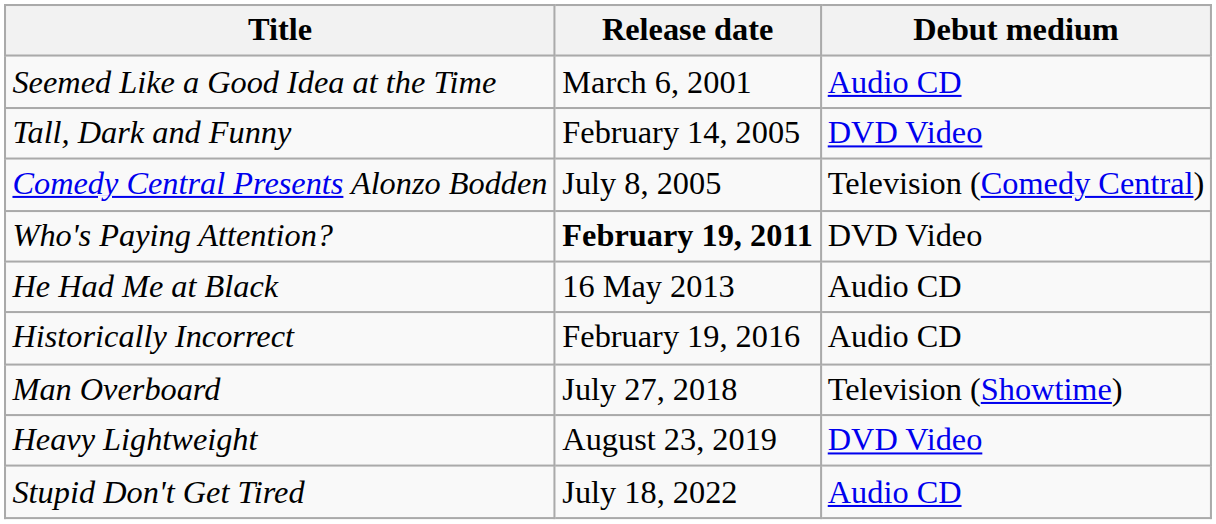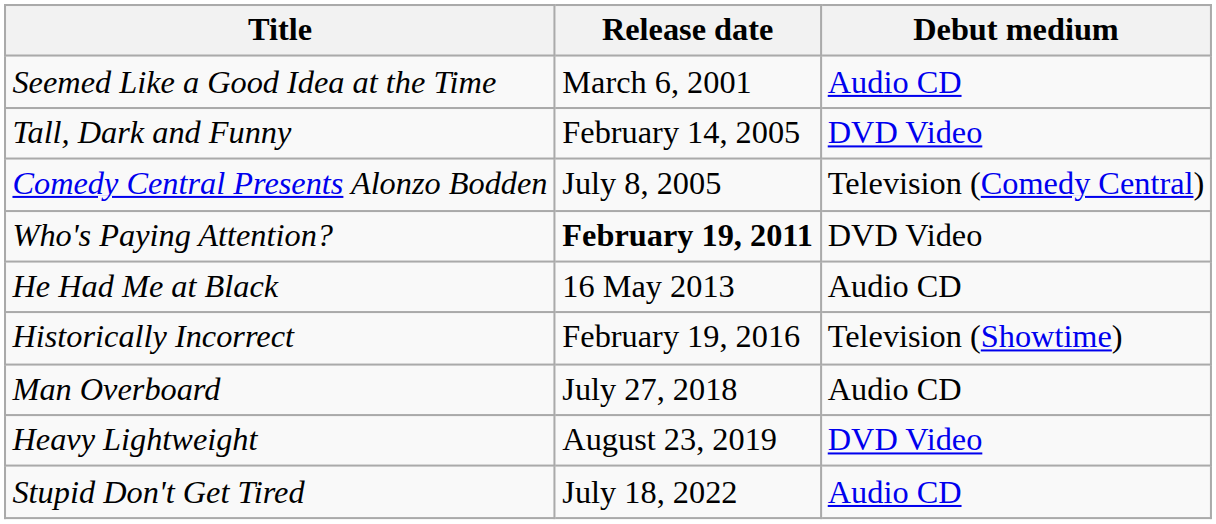(895, 337) Audio CD -> (975, 337) Television (Showtime)
(975, 388) Television (Showtime) -> (895, 388) Audio CD
